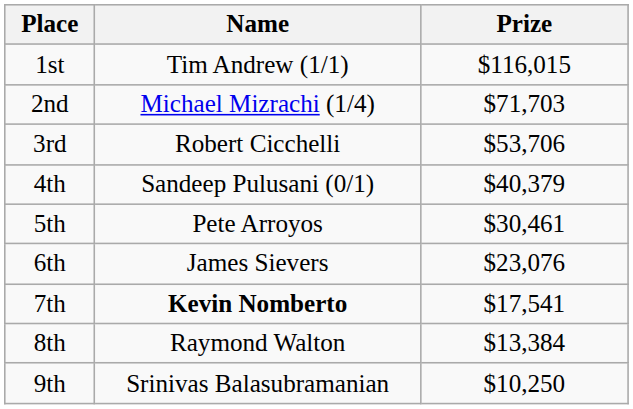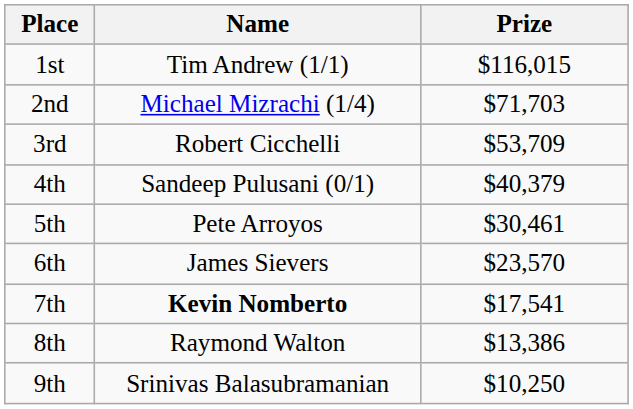(524, 143) $53,706 -> (524, 143) $53,709
(524, 263) $23,076 -> (524, 263) $23,570
(524, 343) $13,384 -> (524, 343) $13,386
